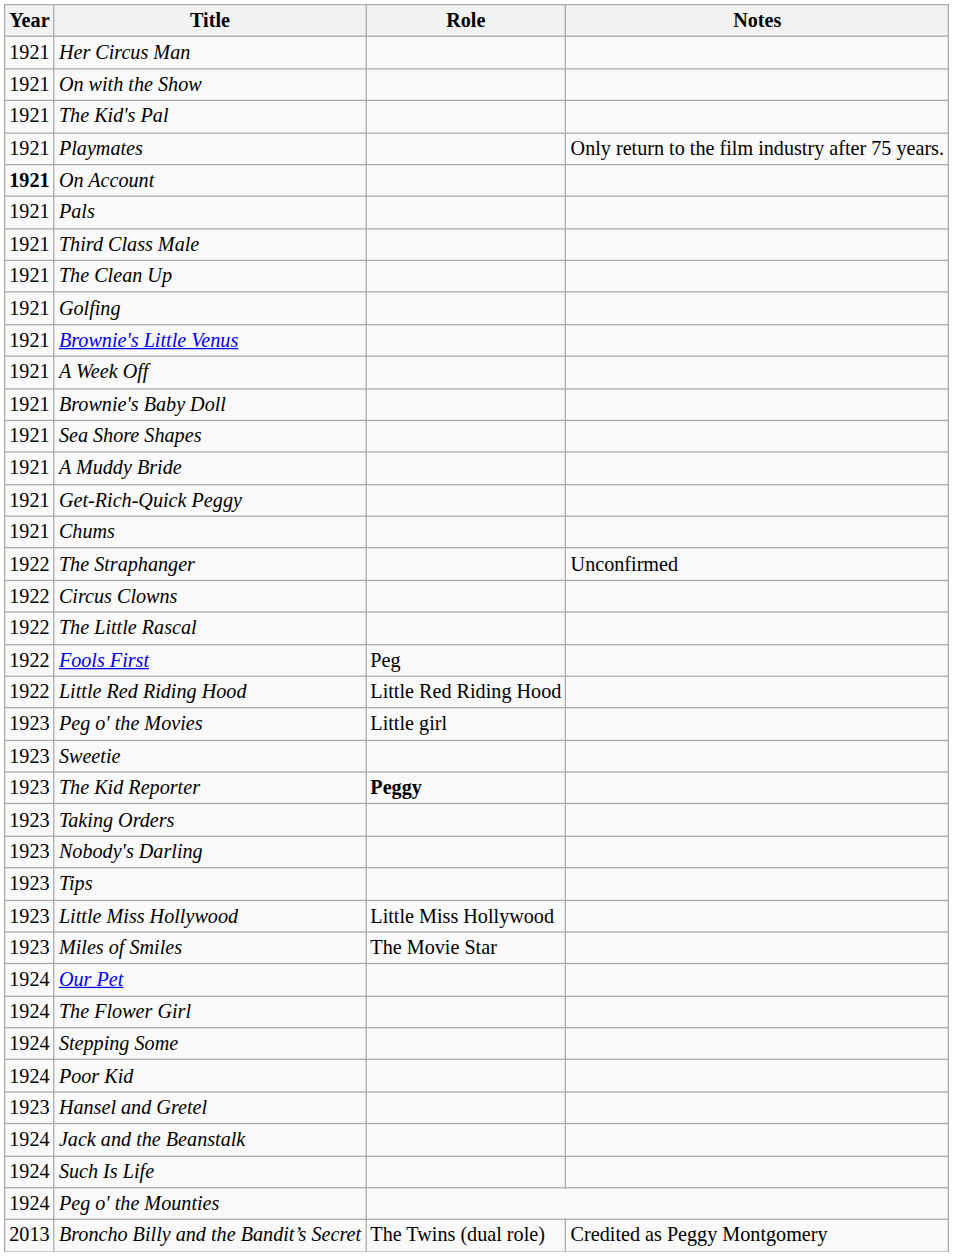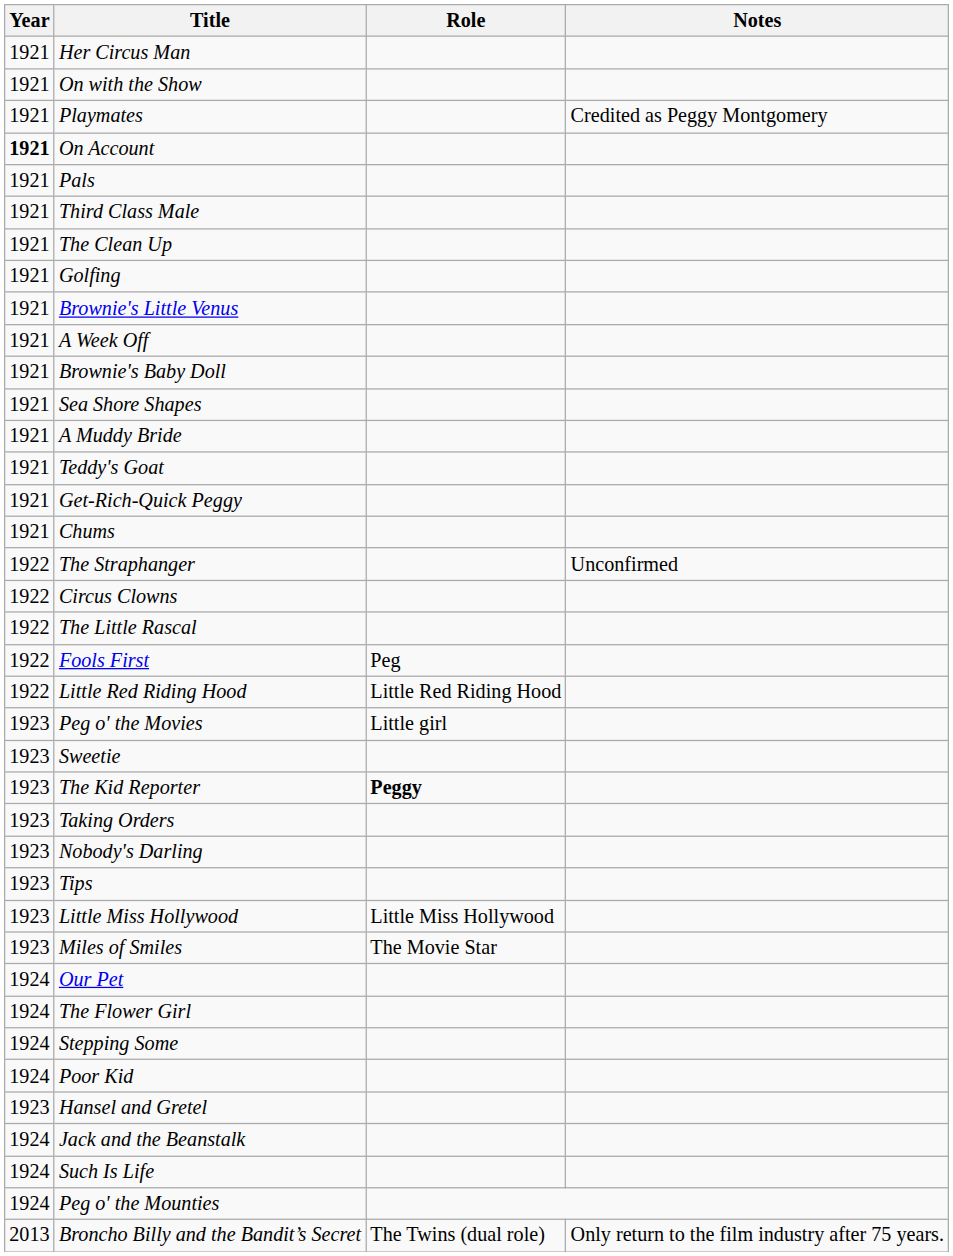- row: (114, 116)
(757, 148) Only return to the film industry after 75 years. -> (699, 116) Credited as Peggy Montgomery
+ row: (111, 468)
(699, 1235) Credited as Peggy Montgomery -> (757, 1235) Only return to the film industry after 75 years.
